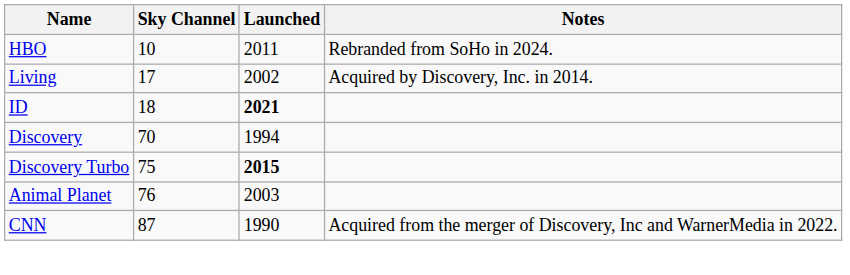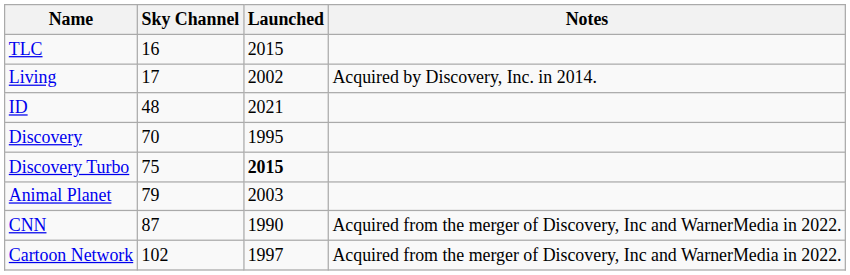- row: (28, 49)
+ row: (26, 49)
(147, 107) 18 -> (151, 107) 48
(262, 107) bold -> (266, 107) normal
(262, 137) 1994 -> (266, 137) 1995
(147, 196) 76 -> (151, 196) 79
+ row: (71, 255)
